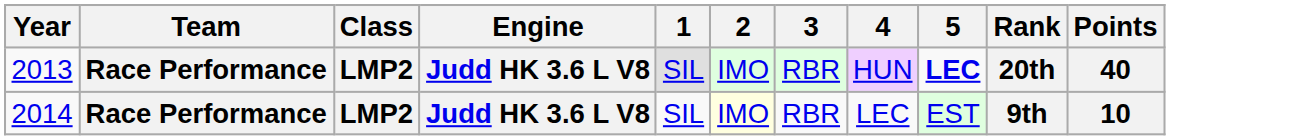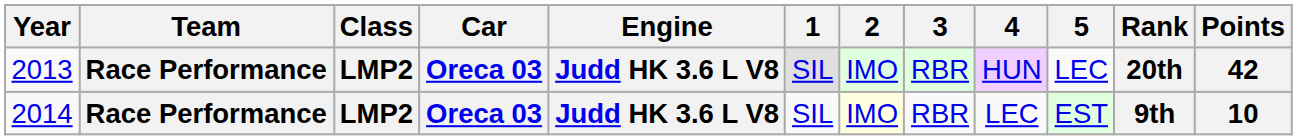+ column: (484, 26)
(953, 70) bold -> (1081, 70) normal
(1116, 70) 40 -> (1243, 70) 42
